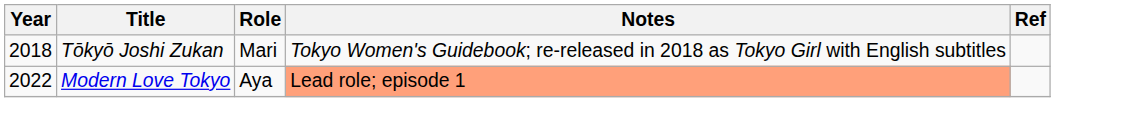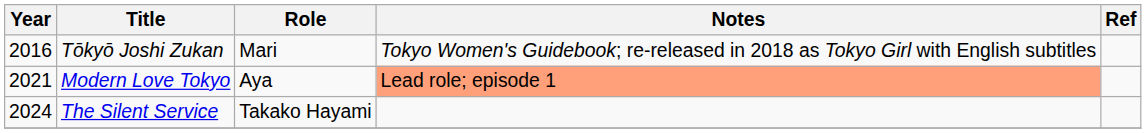(31, 50) 2018 -> (31, 50) 2016
(31, 81) 2022 -> (31, 81) 2021
+ row: (140, 111)
